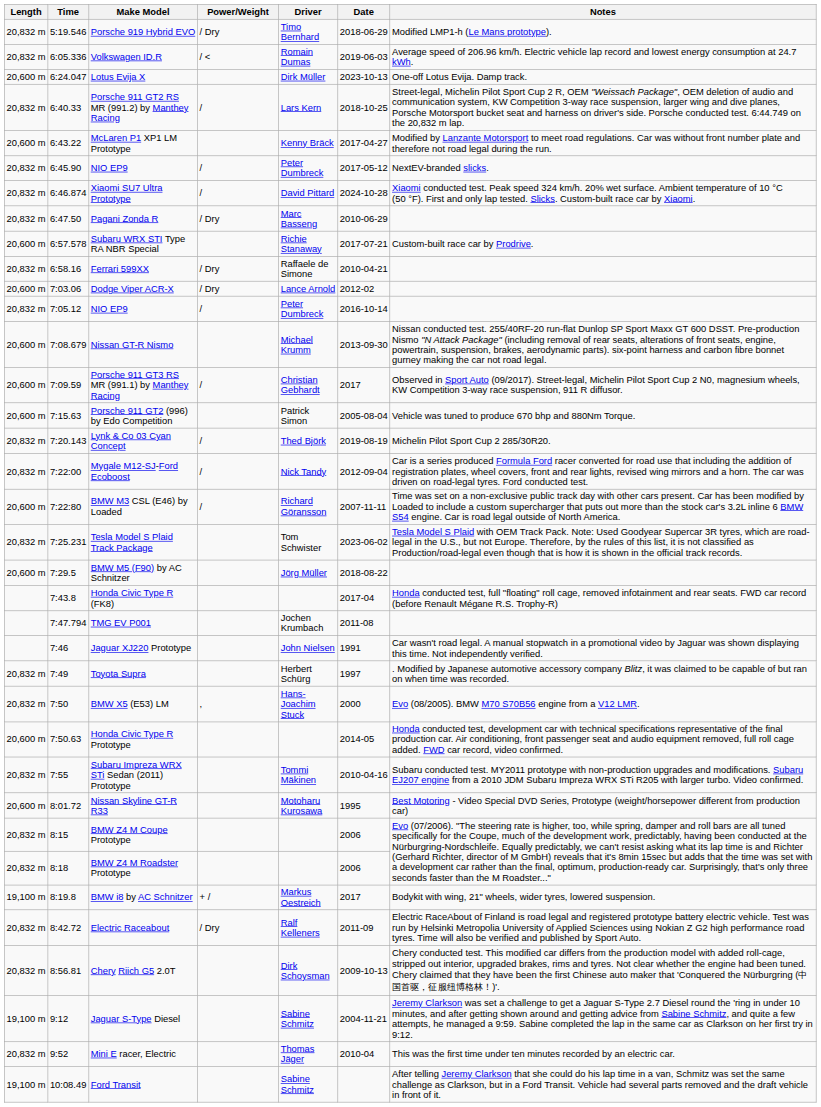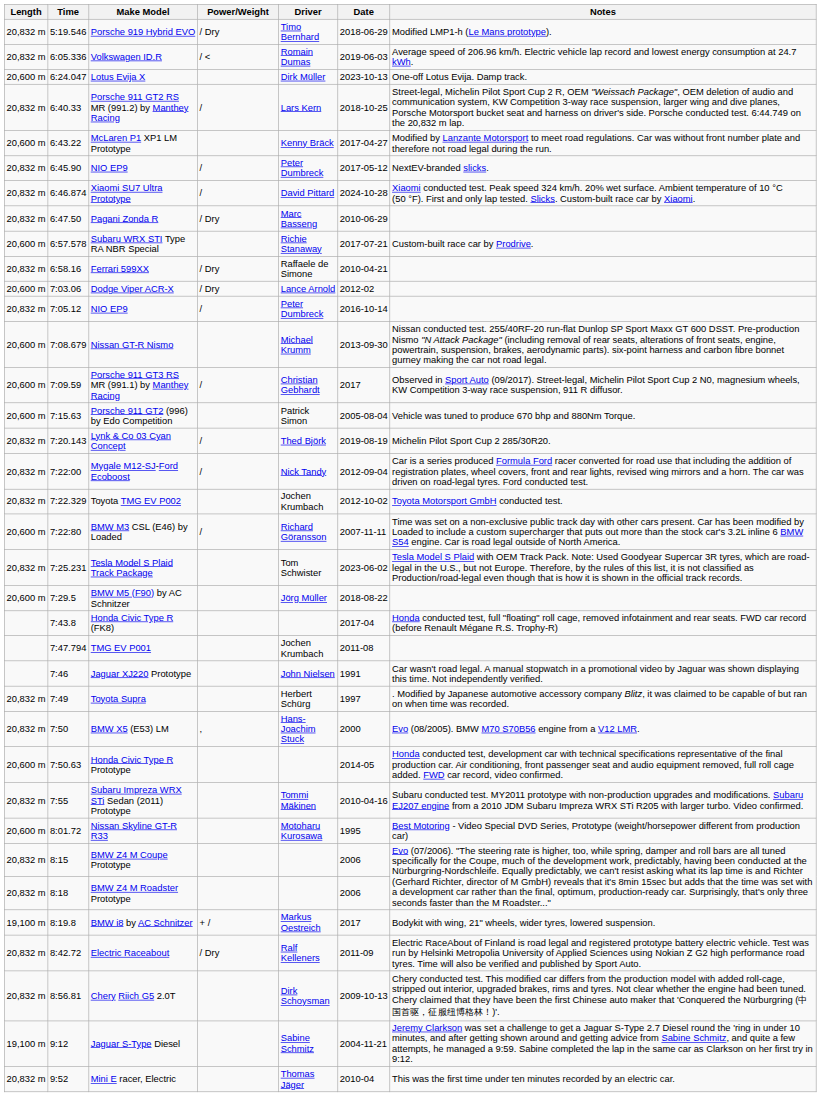+ row: (68, 502)
- row: (68, 1085)
